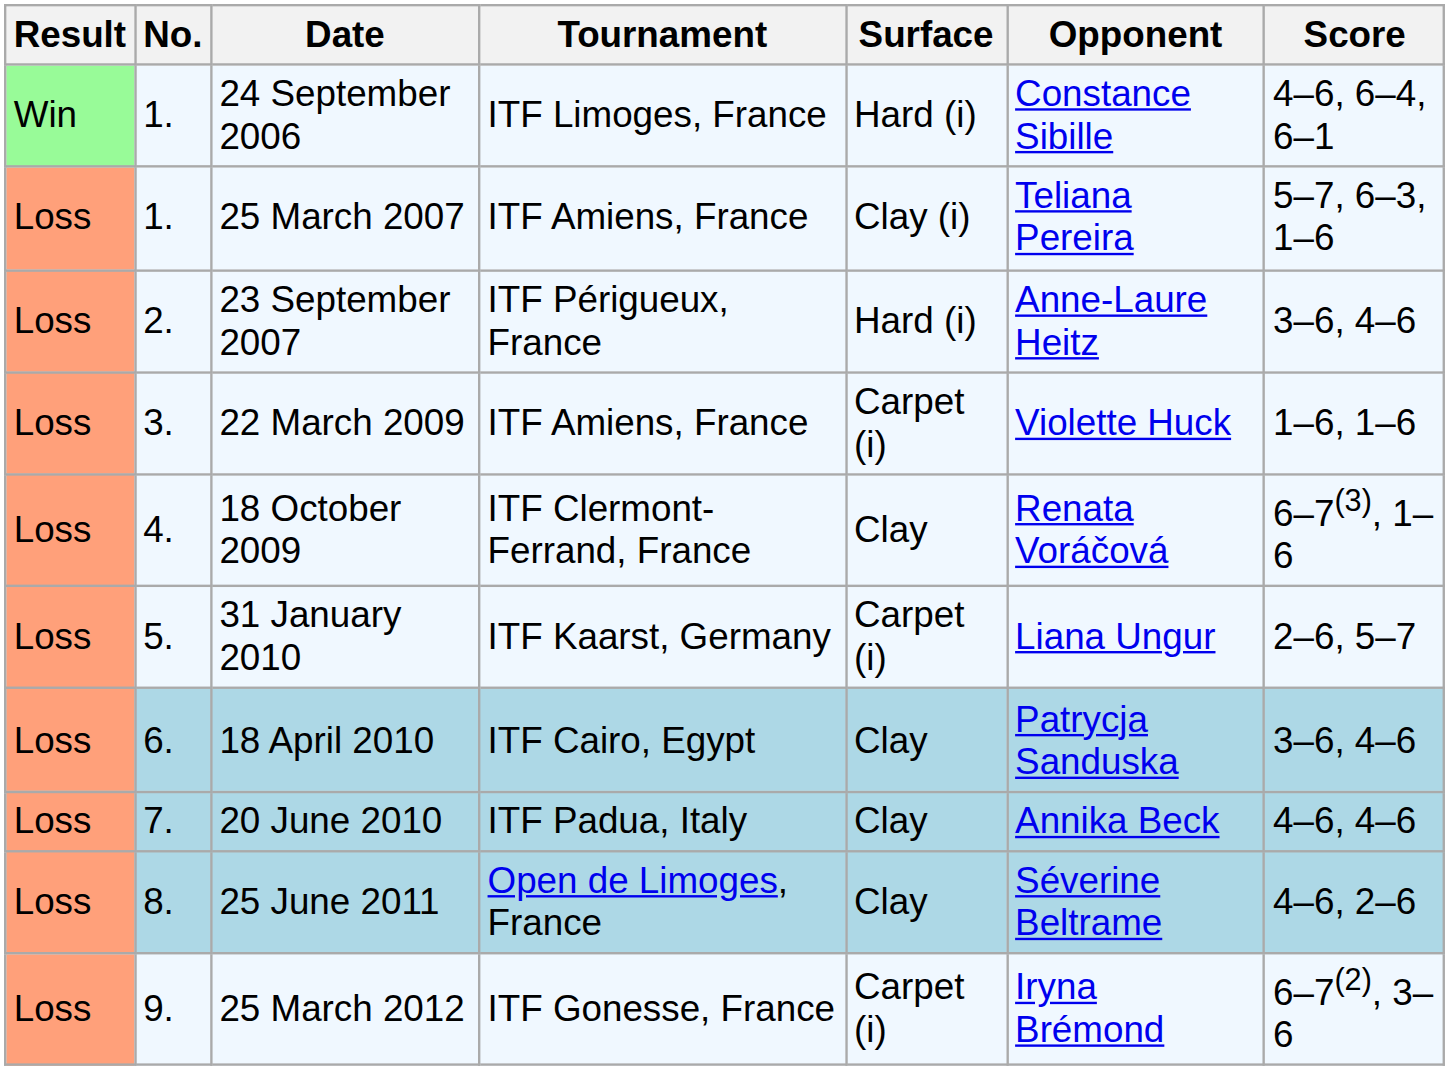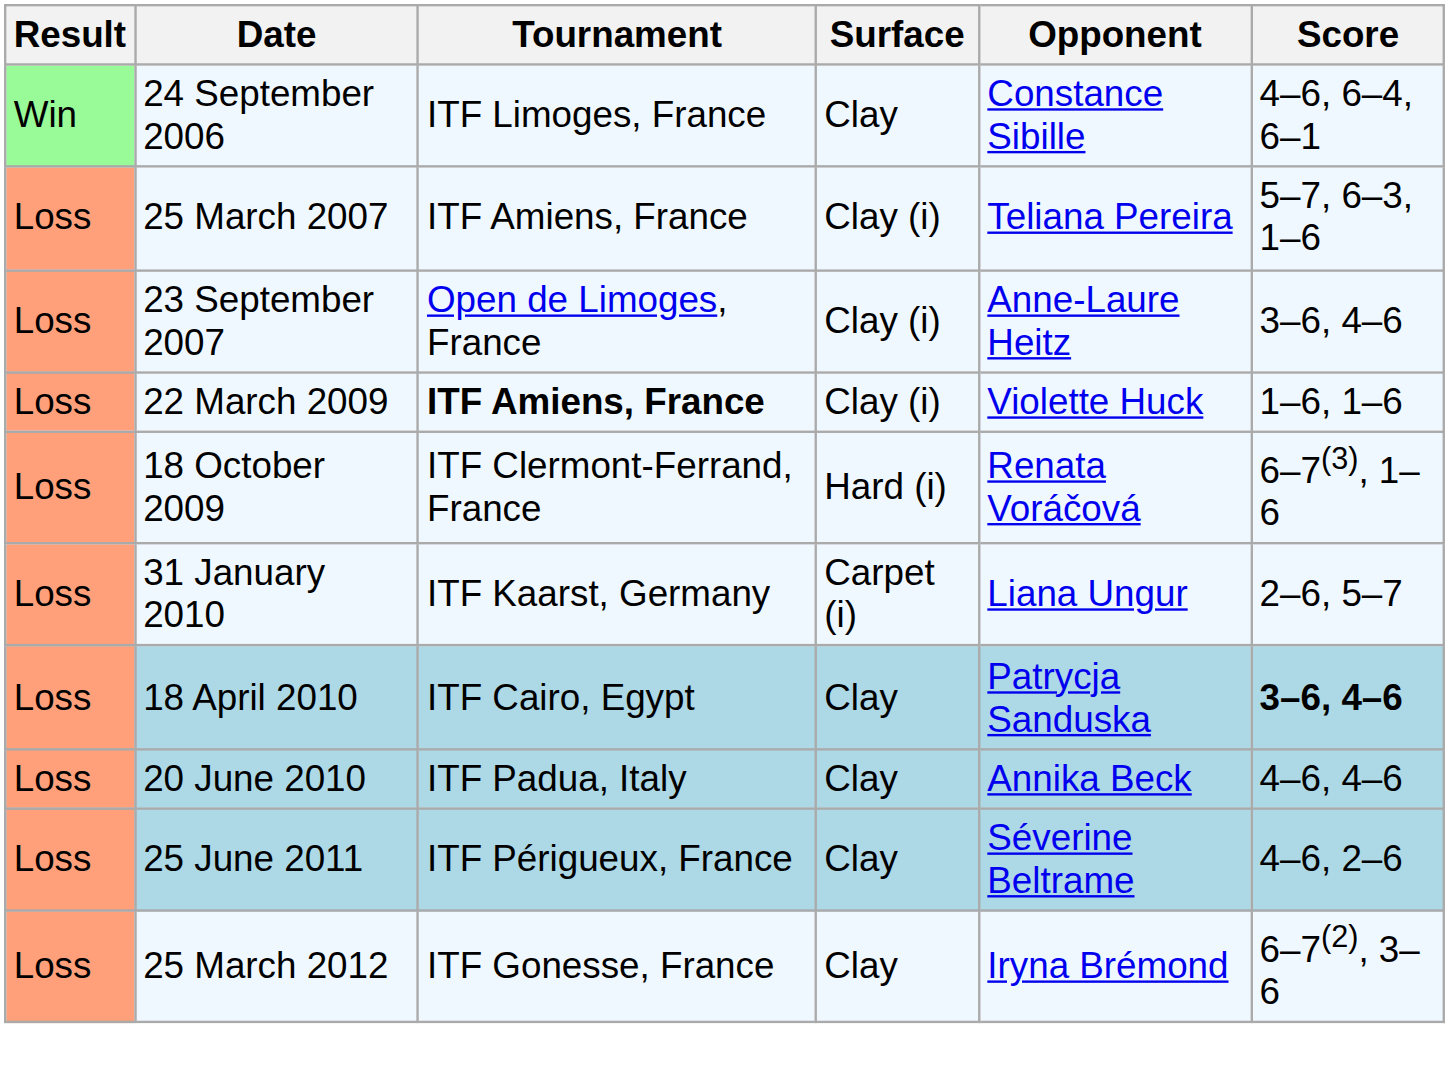- column: (173, 33)
(915, 114) Hard (i) -> (861, 114) Clay
(608, 319) ITF Périgueux, France -> (577, 319) Open de Limoges, France
(915, 319) Hard (i) -> (882, 319) Clay (i)
(648, 421) normal -> (596, 400) bold
(909, 421) Carpet (i) -> (882, 400) Clay (i)
(891, 529) Clay -> (886, 486) Hard (i)
(1345, 738) normal -> (1331, 696) bold
(638, 900) Open de Limoges, France -> (610, 858) ITF Périgueux, France
(909, 1008) Carpet (i) -> (861, 965) Clay
